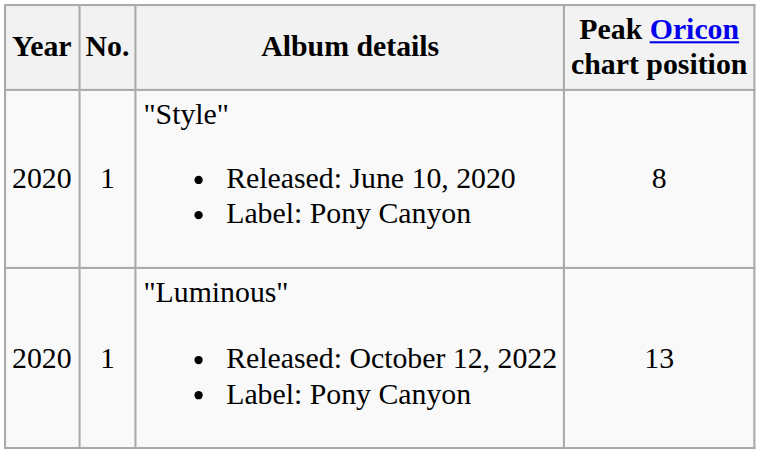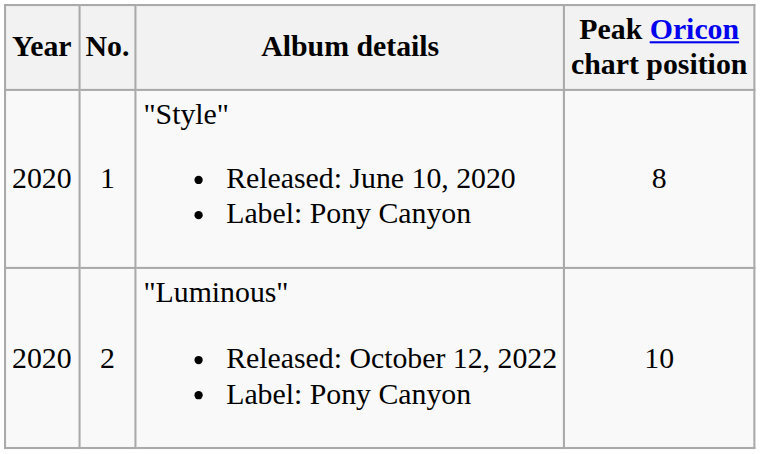(107, 357) 1 -> (107, 357) 2
(659, 357) 13 -> (659, 357) 10
